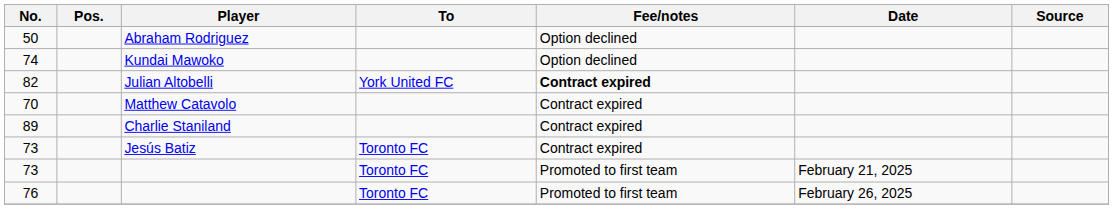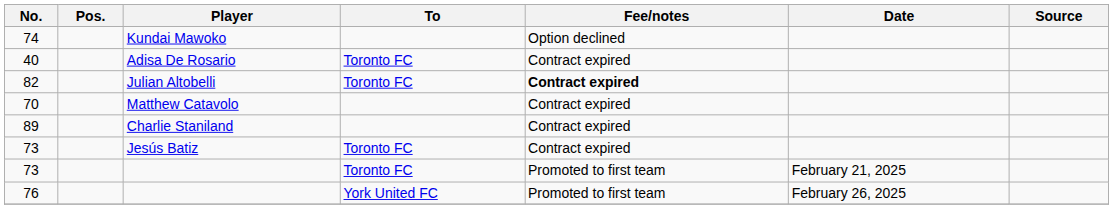- row: (30, 38)
+ row: (31, 60)
(406, 82) York United FC -> (378, 82) Toronto FC
(394, 193) Toronto FC -> (391, 193) York United FC
